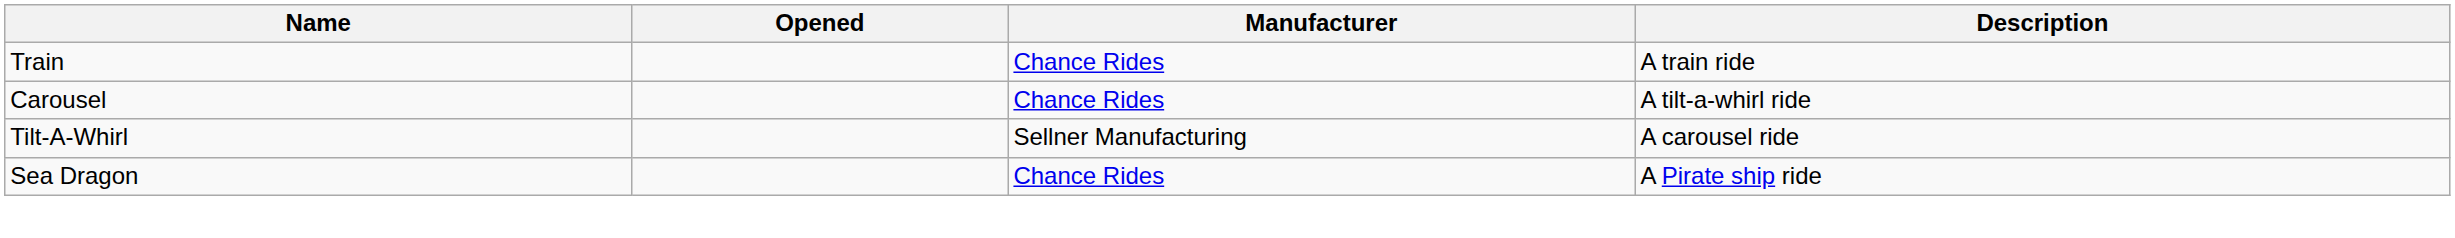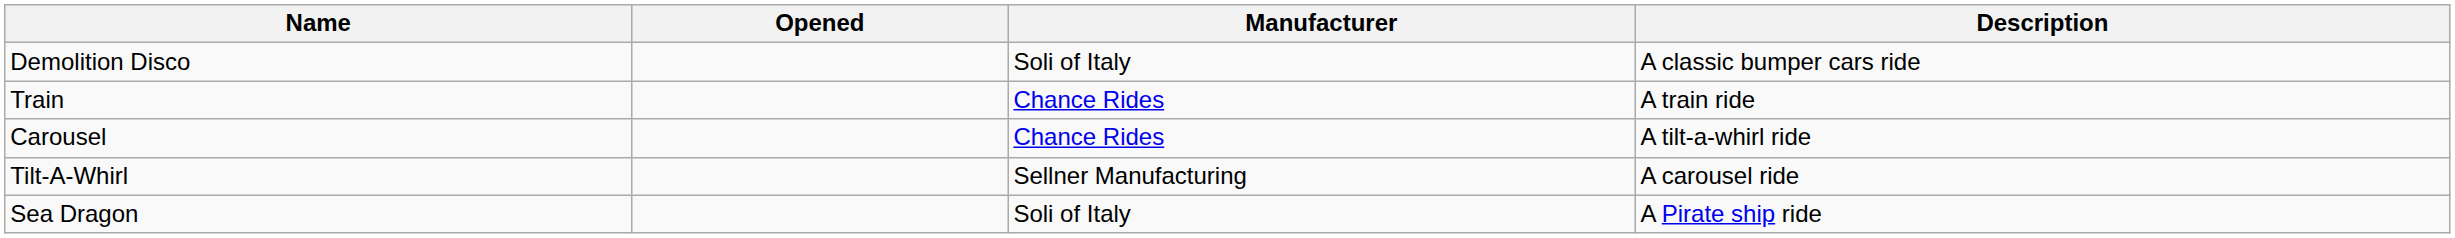+ row: (100, 61)
(1089, 175) Chance Rides -> (1072, 213) Soli of Italy
